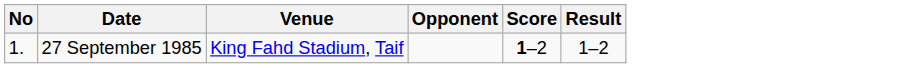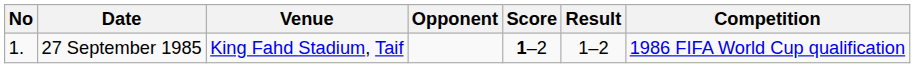+ column: (767, 18)
